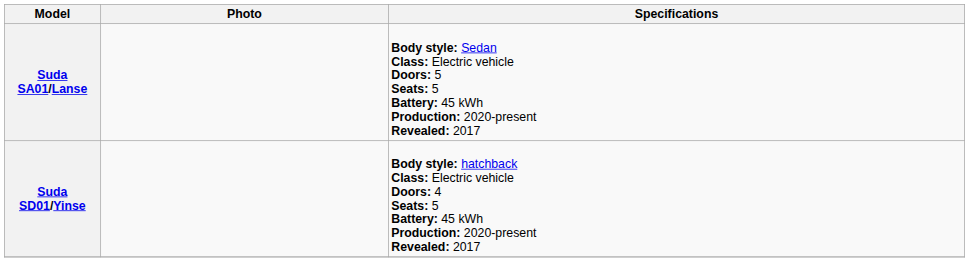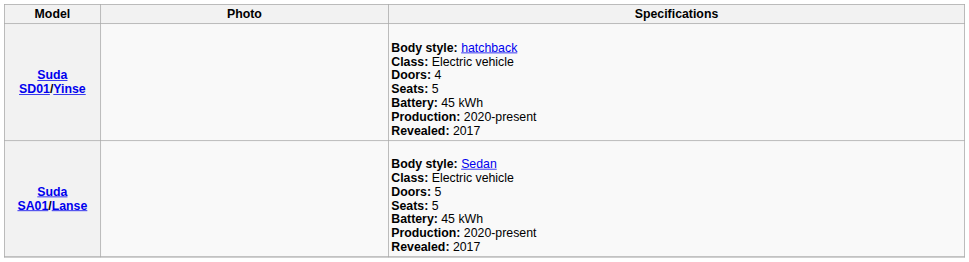rows swapped: (52, 82) <-> (52, 198)
